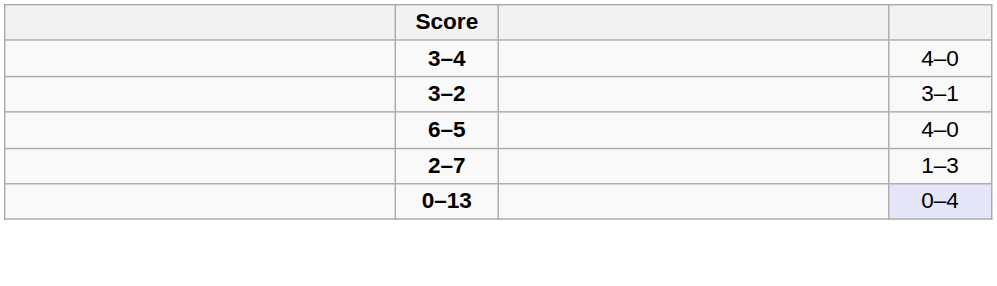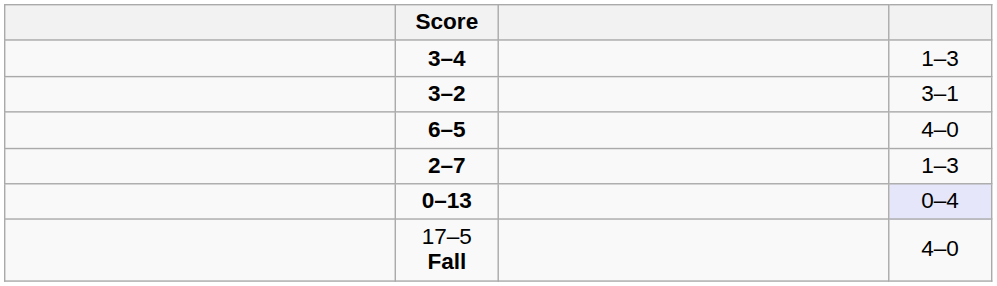(940, 58) 4–0 -> (940, 58) 1–3
+ row: (447, 249)
